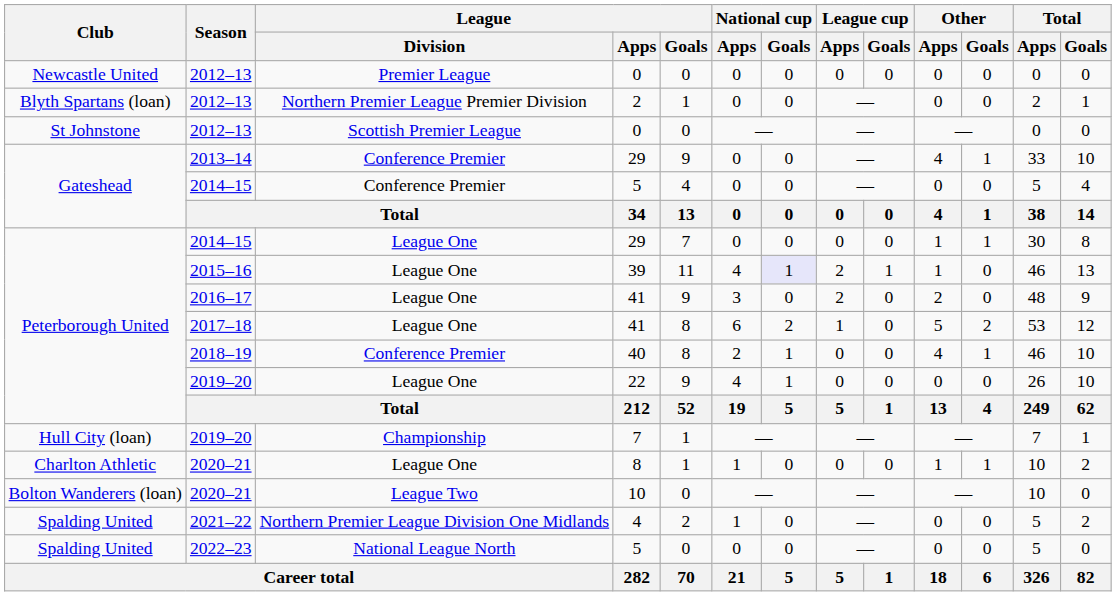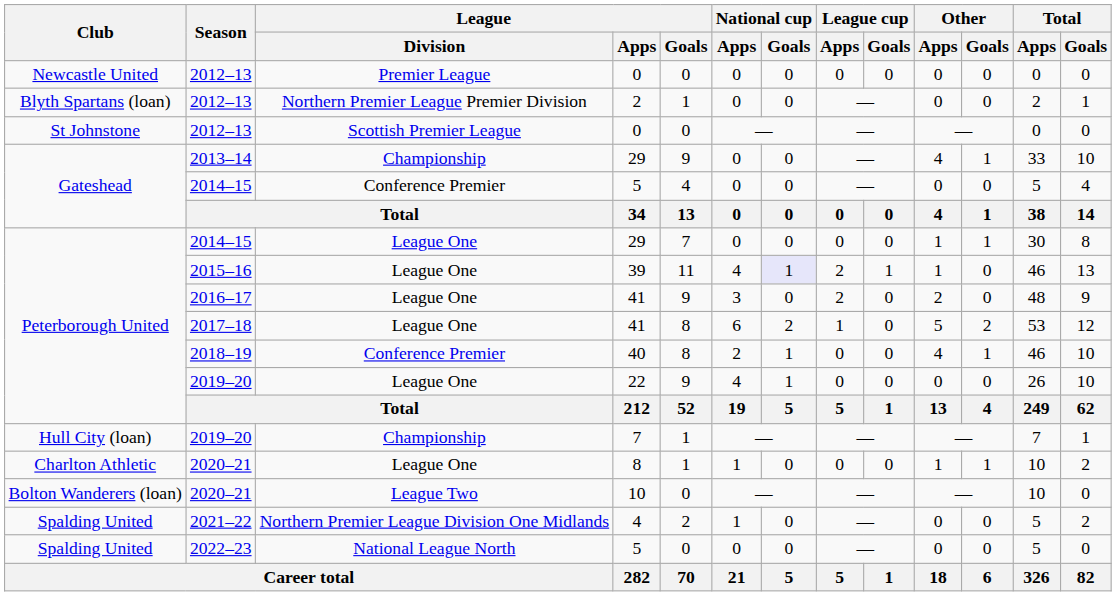(434, 158) Conference Premier -> (434, 158) Championship
